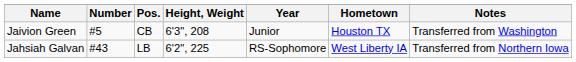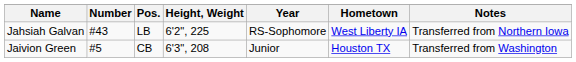rows swapped: (41, 31) <-> (46, 48)
